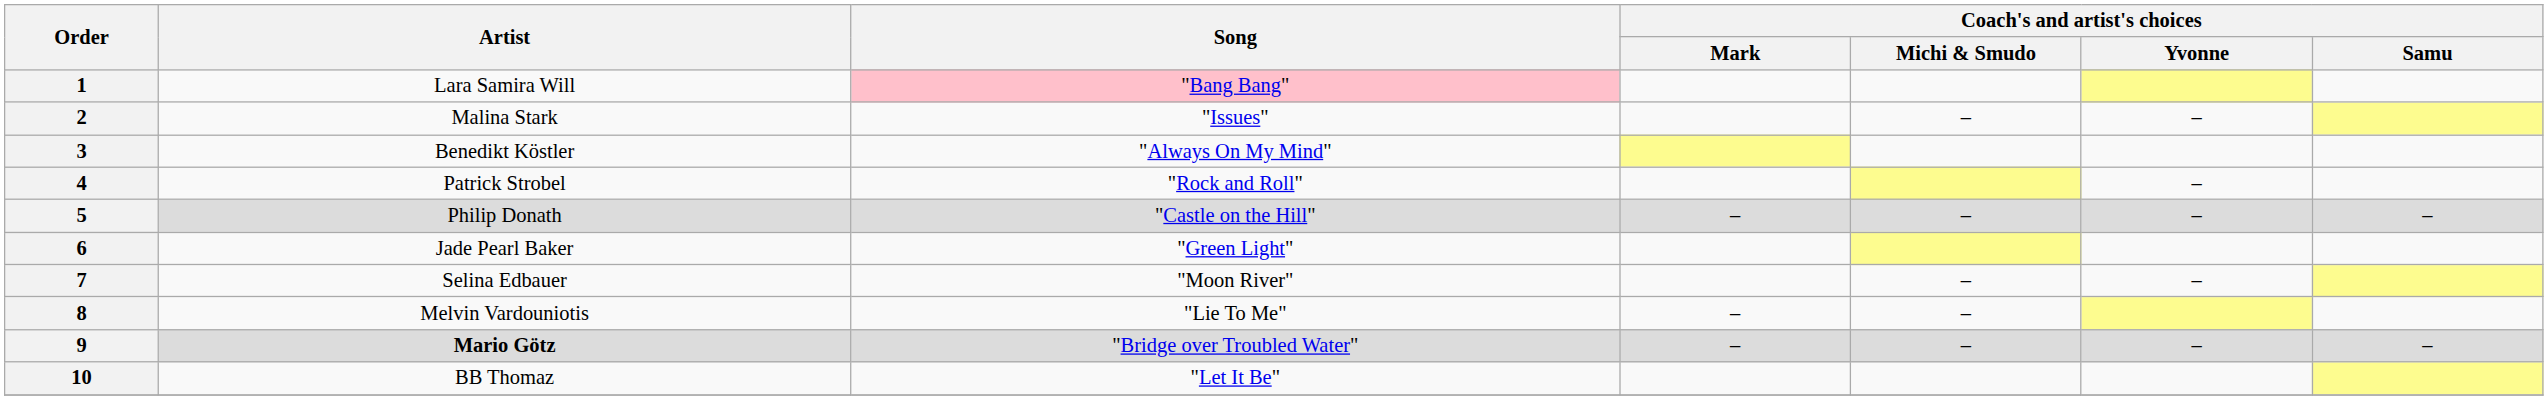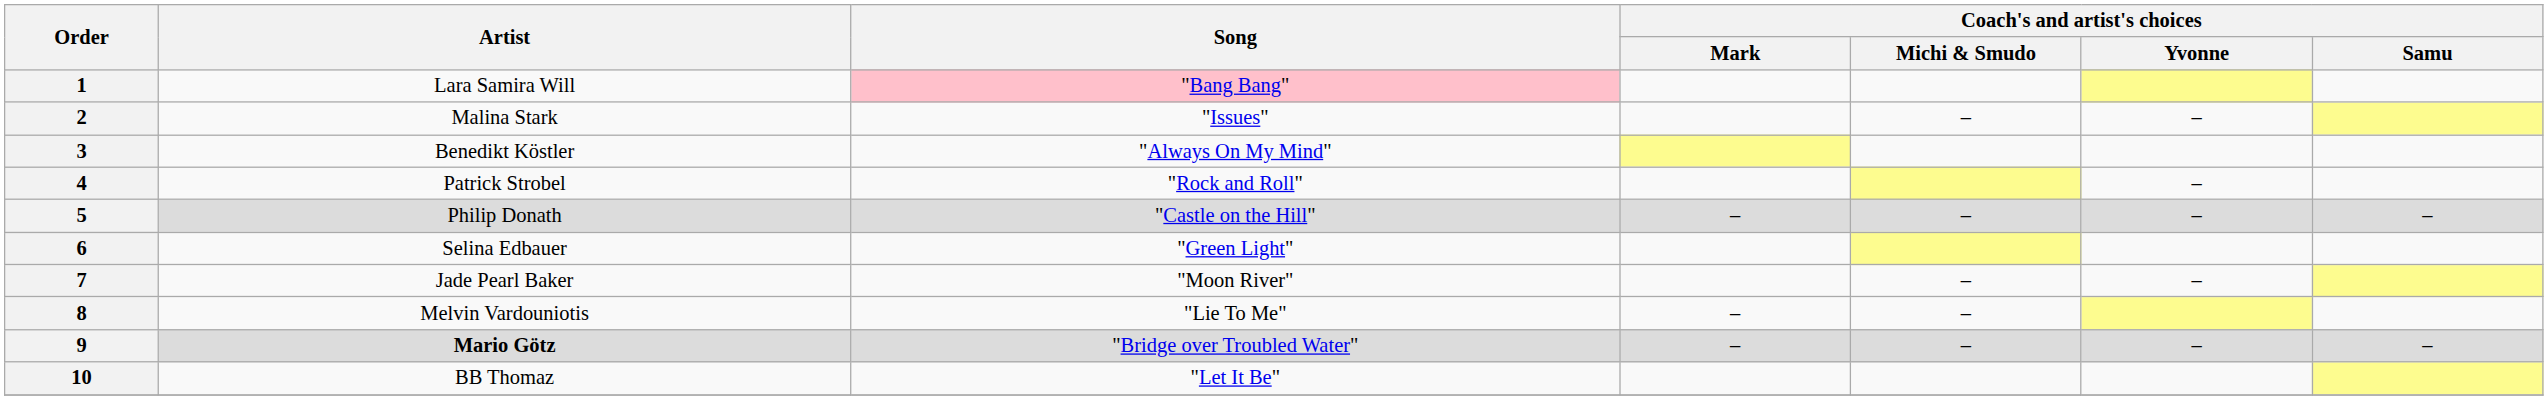(505, 248) Jade Pearl Baker -> (505, 248) Selina Edbauer
(505, 280) Selina Edbauer -> (505, 280) Jade Pearl Baker
